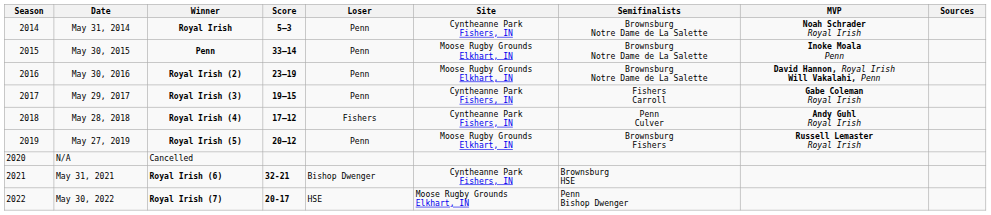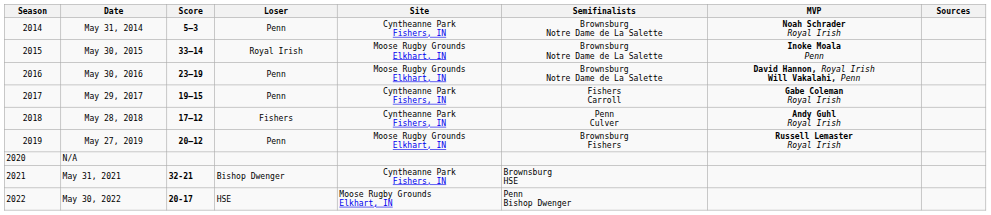- column: (205, 11)
(360, 51) Penn -> (276, 51) Royal Irish
